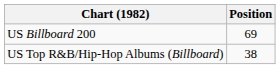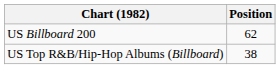(251, 34) 69 -> (251, 34) 62
